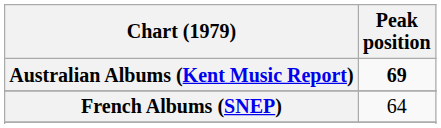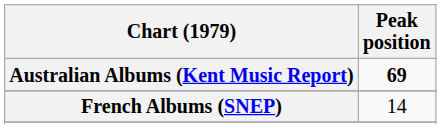(397, 106) 64 -> (397, 106) 14
